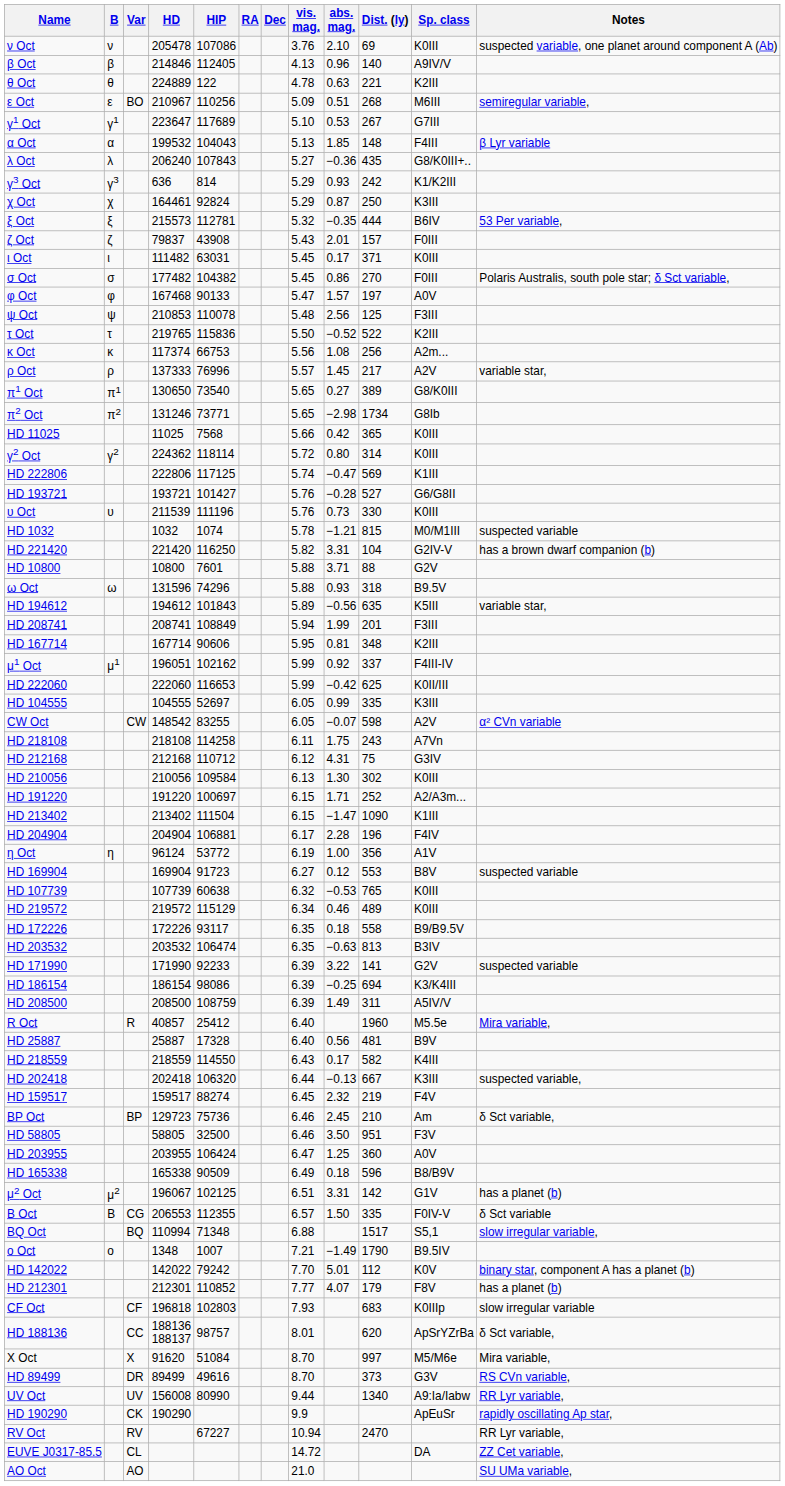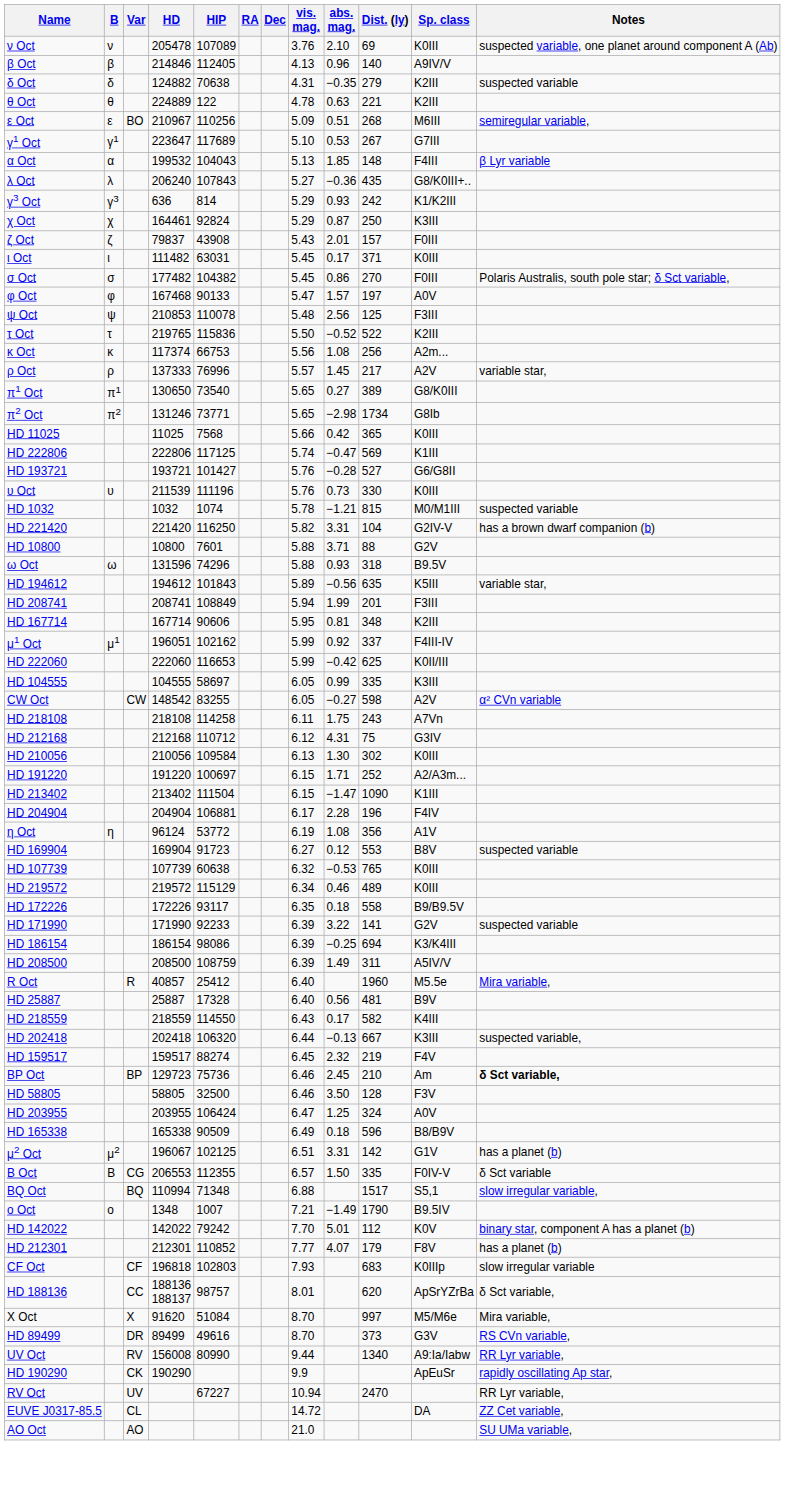(216, 45) 107086 -> (216, 45) 107089
+ row: (21, 83)
- row: (21, 221)
- row: (24, 454)
(213, 703) 52697 -> (213, 681) 58697
(341, 722) −0.07 -> (341, 700) −0.27
(338, 853) 1.00 -> (338, 831) 1.08
- row: (37, 947)
(517, 1116) normal -> (519, 1075) bold
(372, 1135) 951 -> (372, 1094) 128
(372, 1154) 360 -> (372, 1113) 324
(135, 1396) UV -> (135, 1355) RV
(135, 1433) RV -> (135, 1392) UV
